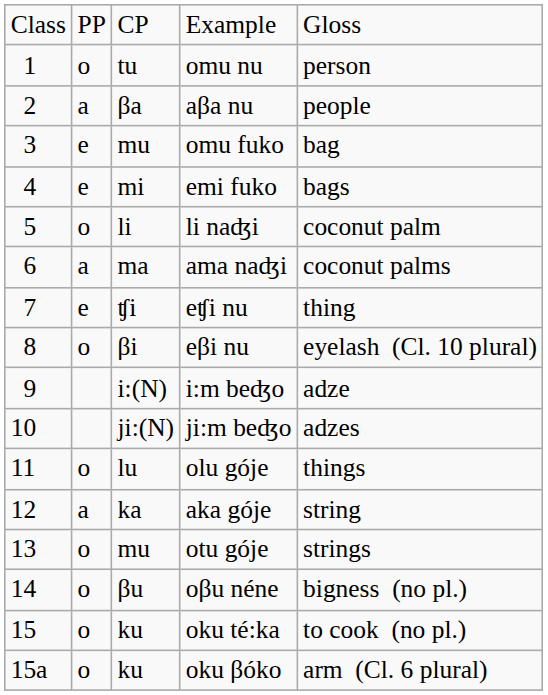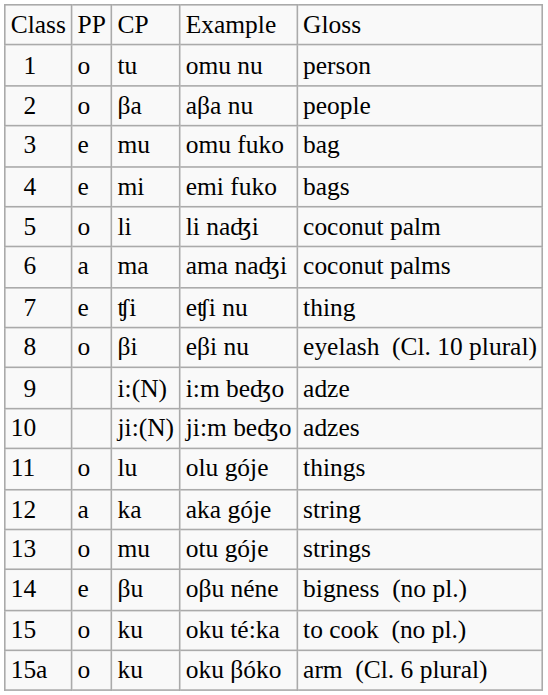(83, 105) a -> (84, 105) o
(84, 589) o -> (83, 589) e
